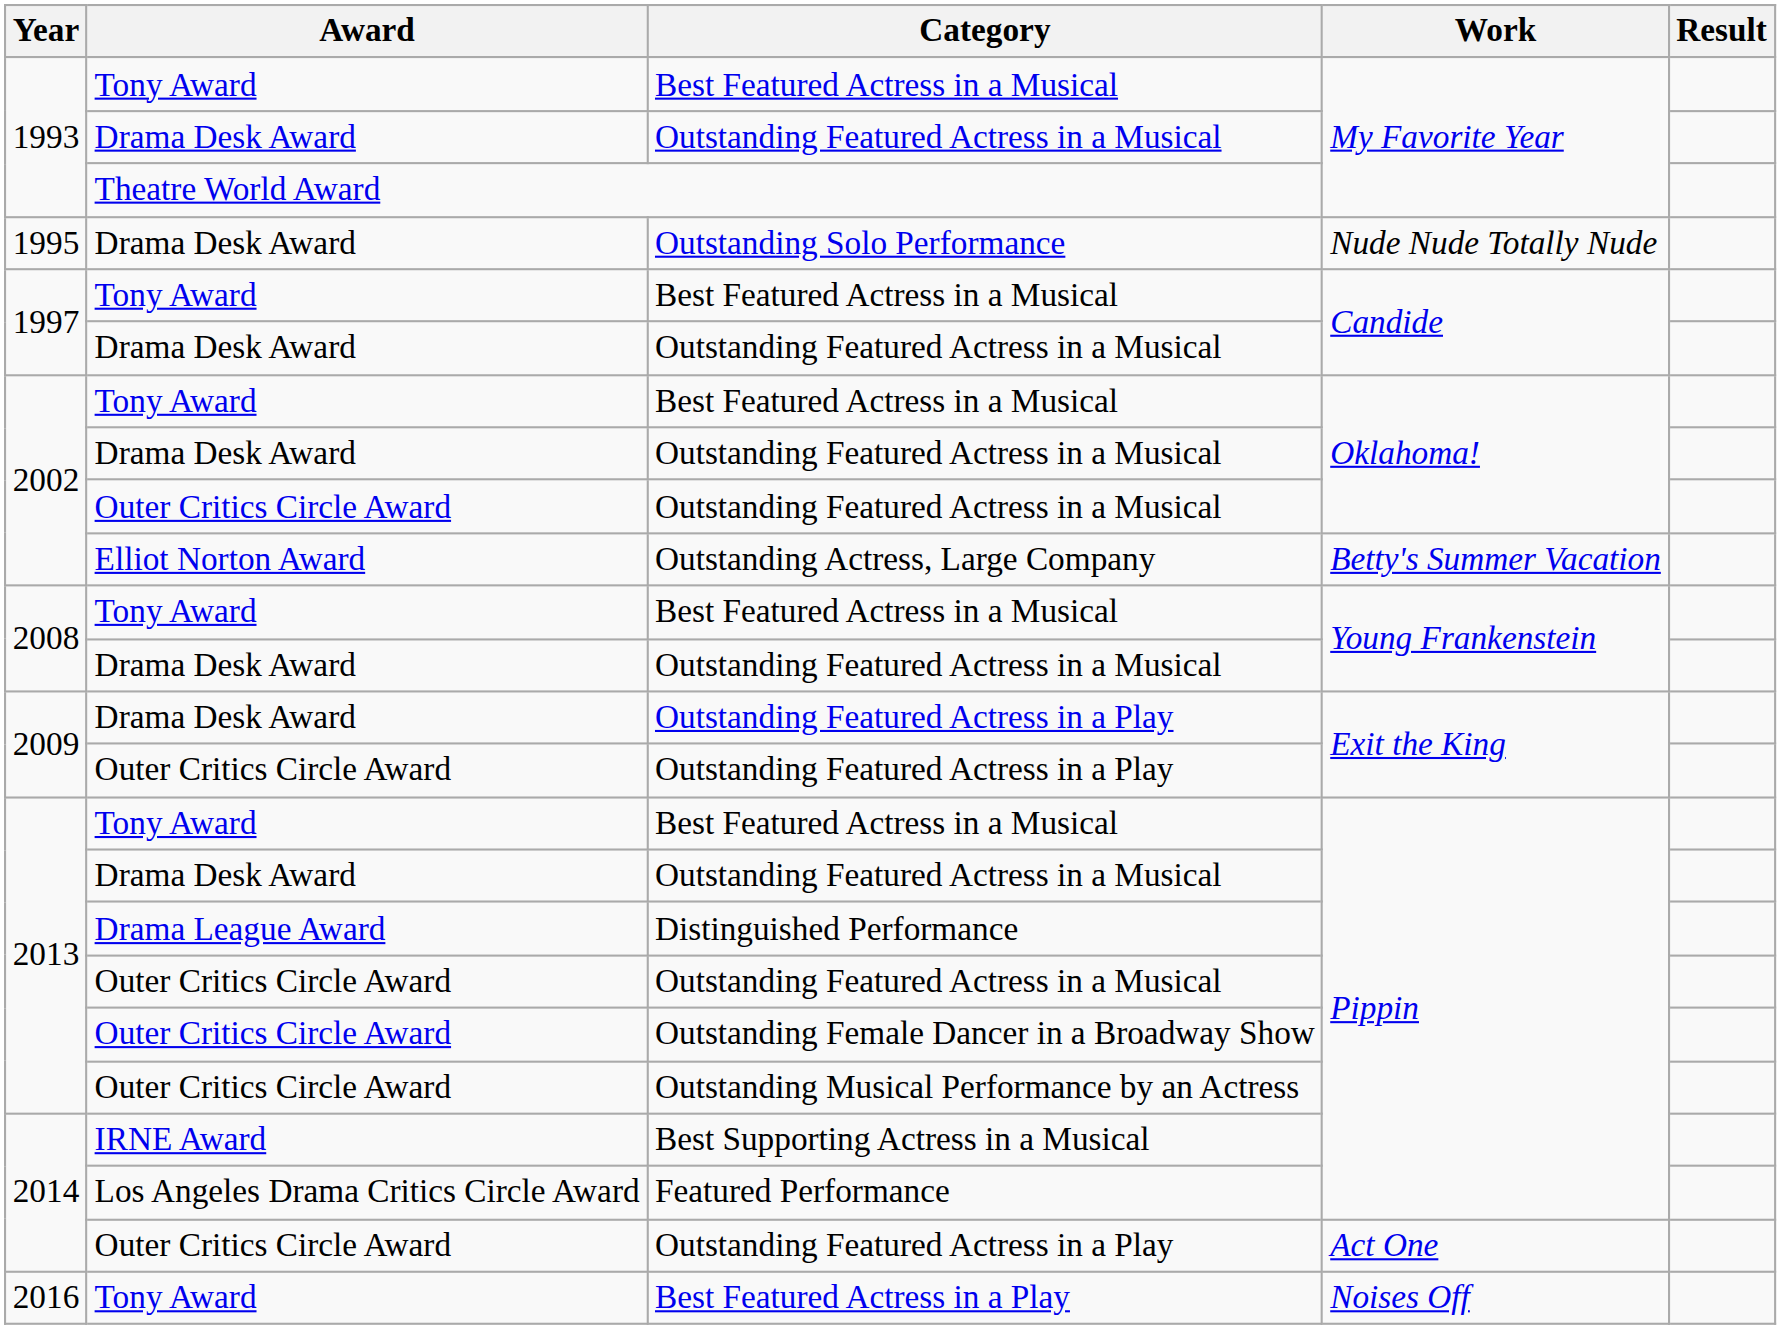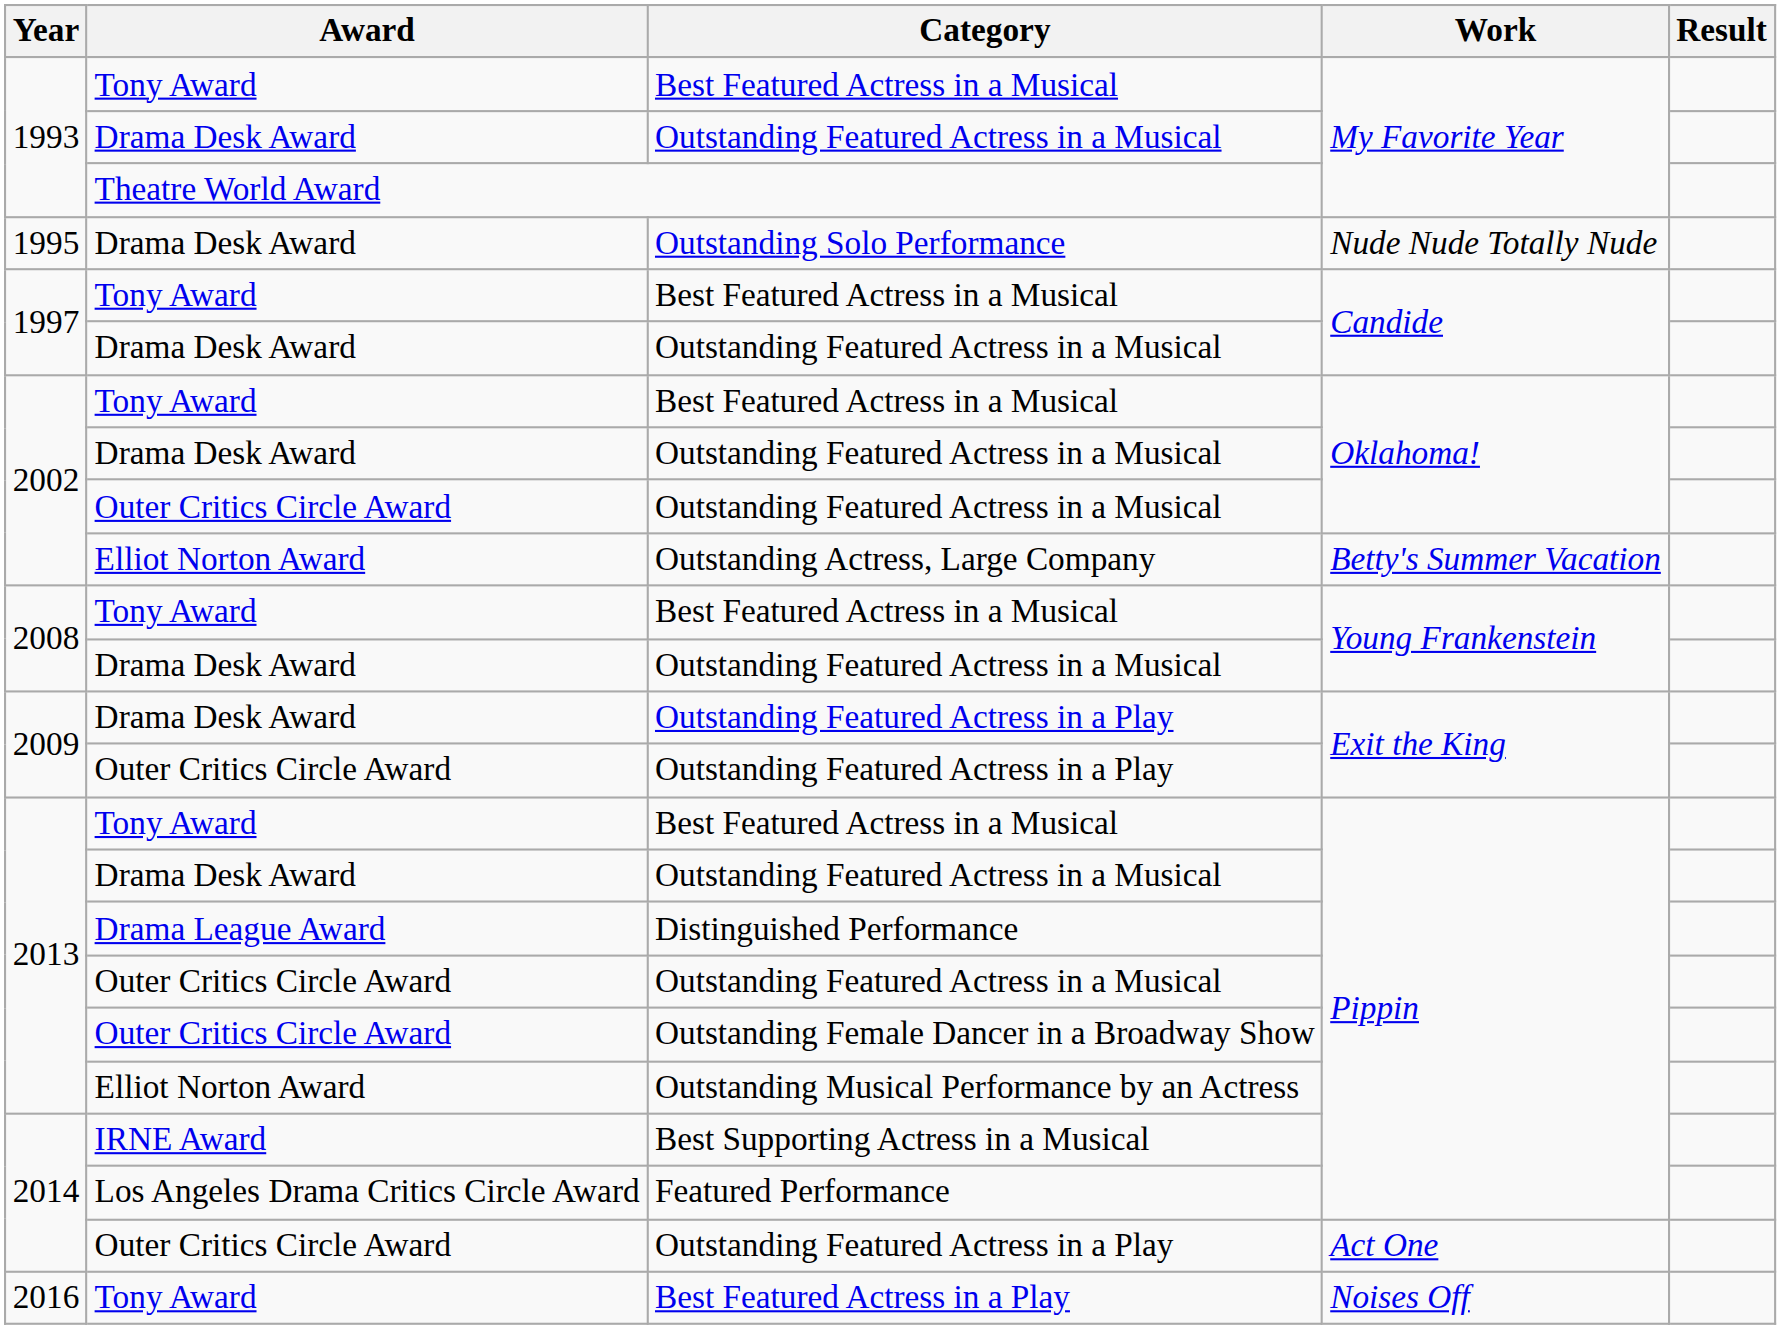(273, 1086) Outer Critics Circle Award -> (230, 1086) Elliot Norton Award
